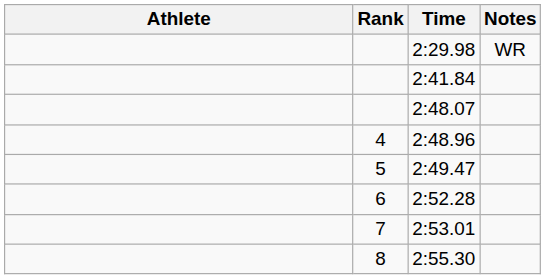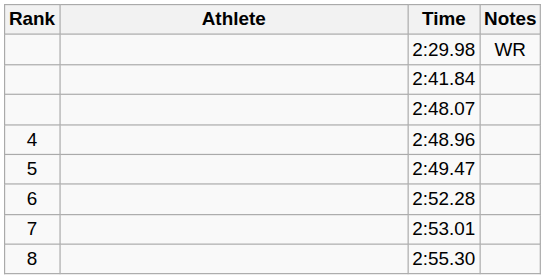columns swapped: (381, 19) <-> (179, 19)
